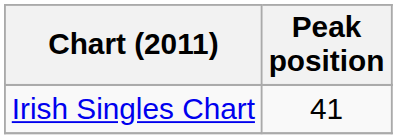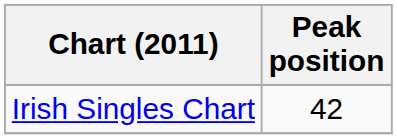(326, 108) 41 -> (326, 108) 42
